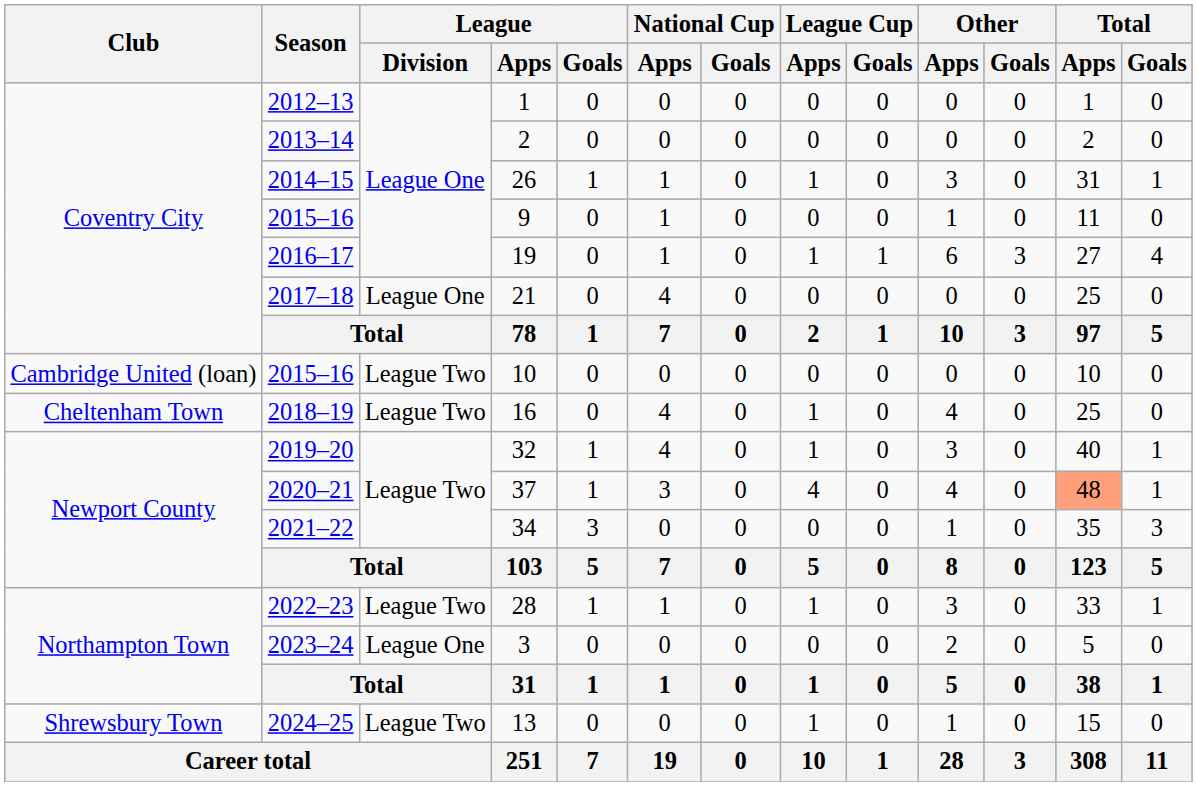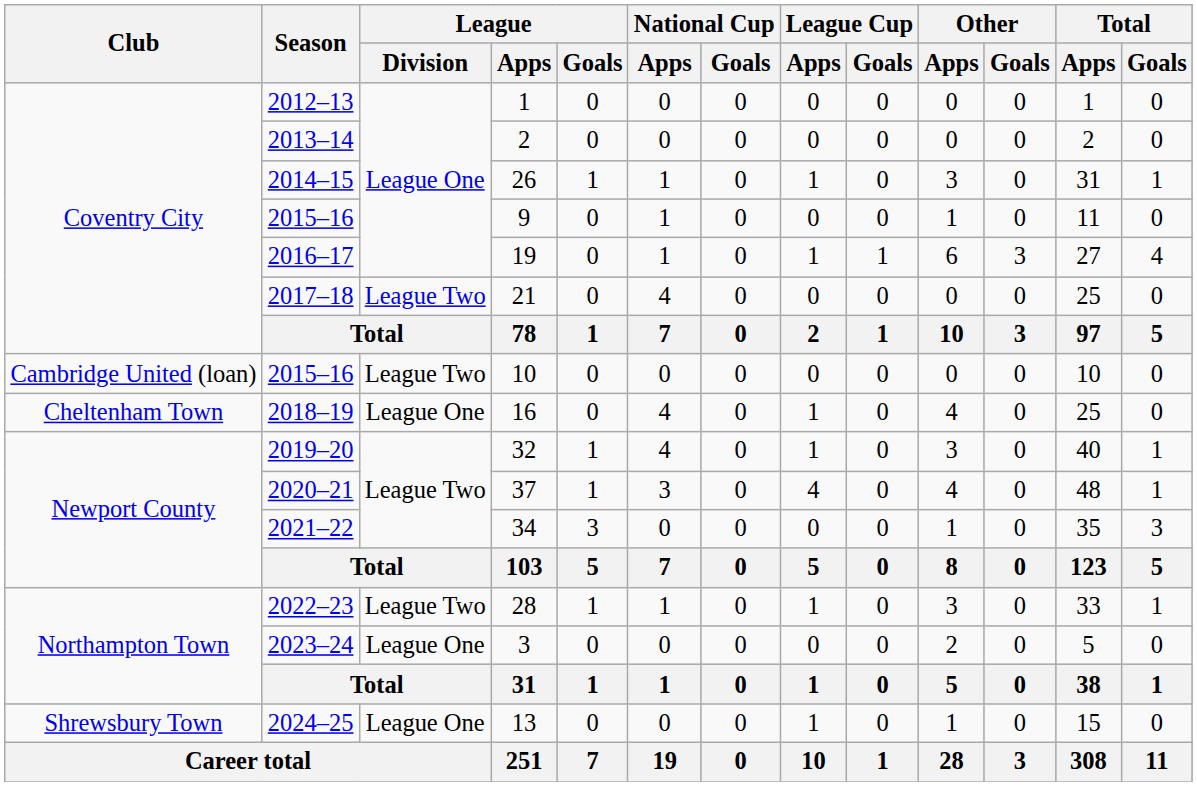(425, 295) League One -> (425, 295) League Two
(425, 412) League Two -> (425, 412) League One
(1088, 489) lightsalmon background -> (1088, 489) no background
(425, 722) League Two -> (425, 722) League One
